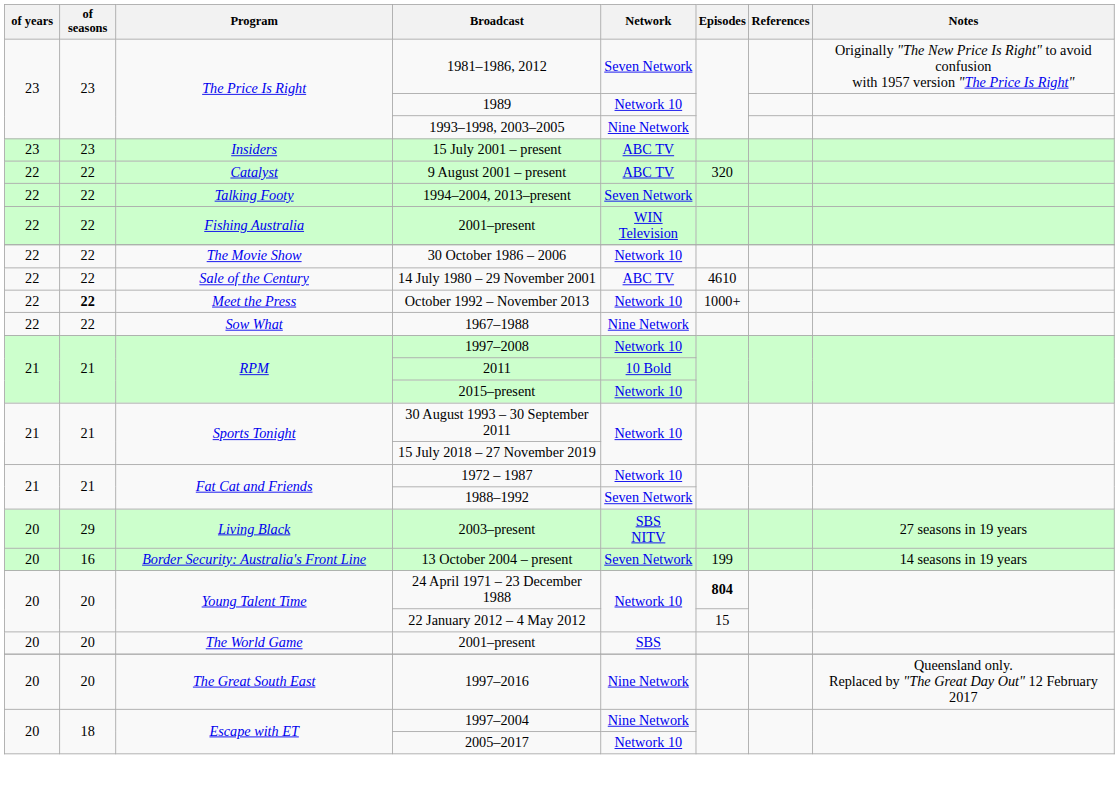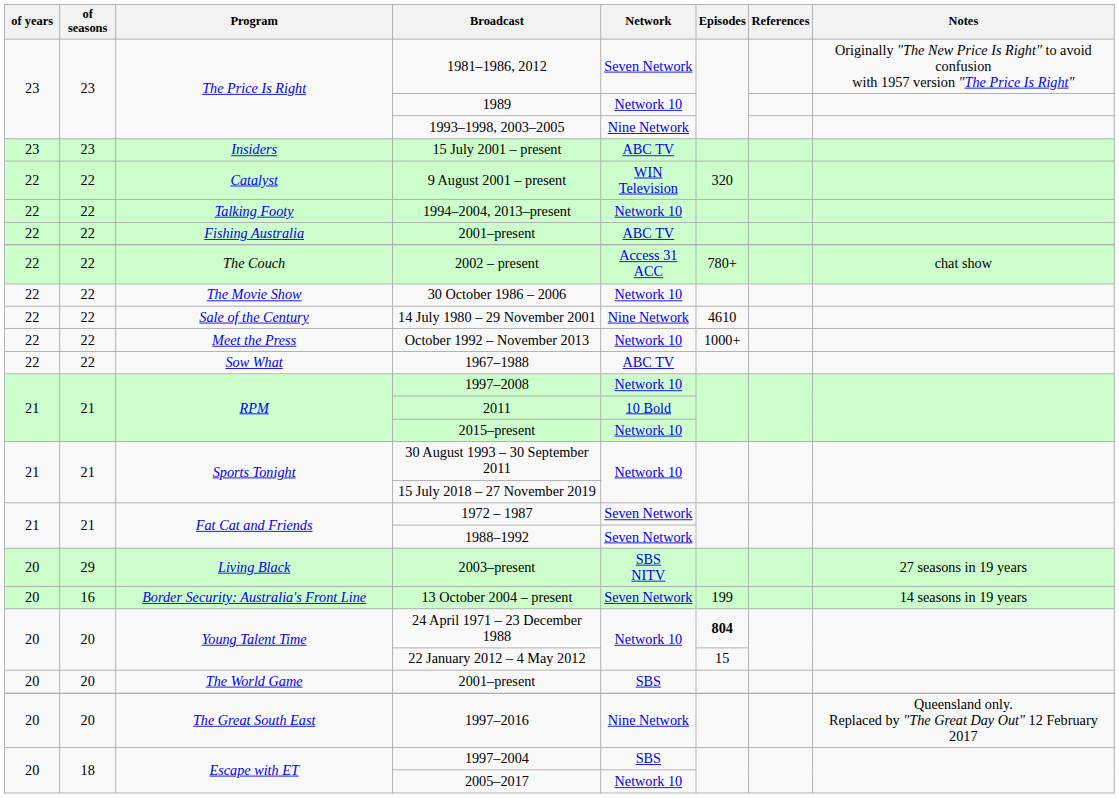(648, 172) ABC TV -> (648, 180) WIN Television
(648, 195) Seven Network -> (648, 211) Network 10
(648, 225) WIN Television -> (648, 233) ABC TV
+ row: (254, 264)
(648, 278) ABC TV -> (648, 317) Nine Network
(88, 301) bold -> (88, 340) normal
(648, 324) Nine Network -> (648, 362) ABC TV
(648, 475) Network 10 -> (648, 514) Seven Network
(648, 720) Nine Network -> (648, 758) SBS
